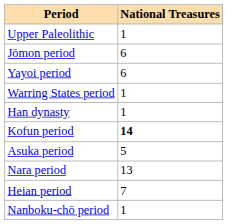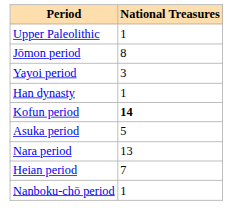(123, 53) 6 -> (123, 53) 8
(123, 73) 6 -> (123, 73) 3
- row: (61, 92)
